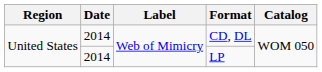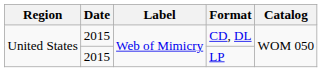(97, 35) 2014 -> (97, 35) 2015
(97, 56) 2014 -> (97, 56) 2015
